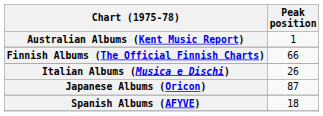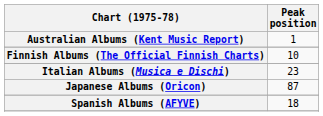(293, 55) 66 -> (293, 55) 10
(293, 71) 26 -> (293, 71) 23
